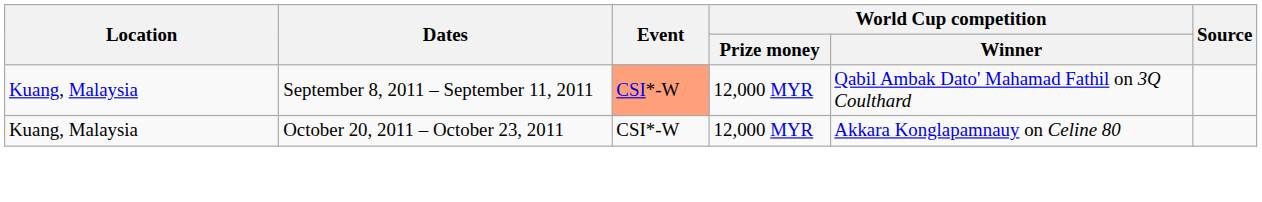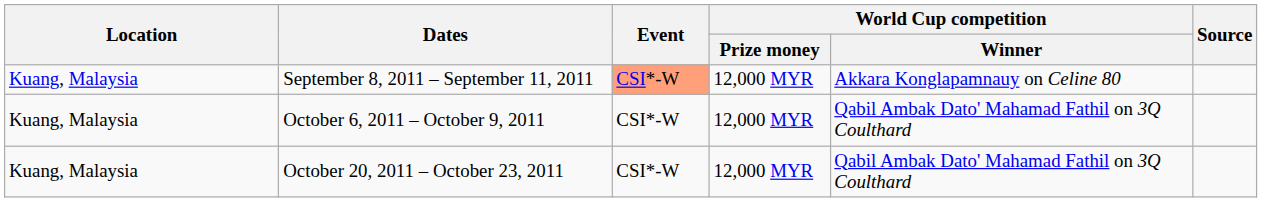(998, 89) Qabil Ambak Dato' Mahamad Fathil on 3Q Coulthard -> (977, 79) Akkara Konglapamnauy on Celine 80
+ row: (414, 119)
(977, 130) Akkara Konglapamnauy on Celine 80 -> (998, 171) Qabil Ambak Dato' Mahamad Fathil on 3Q Coulthard
